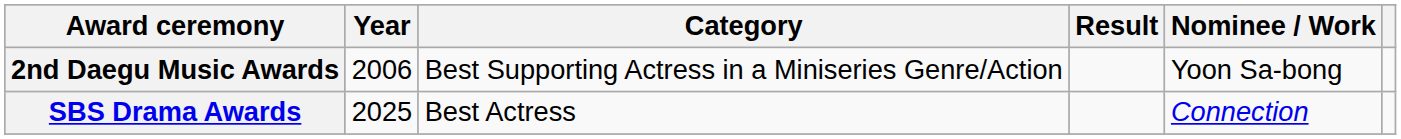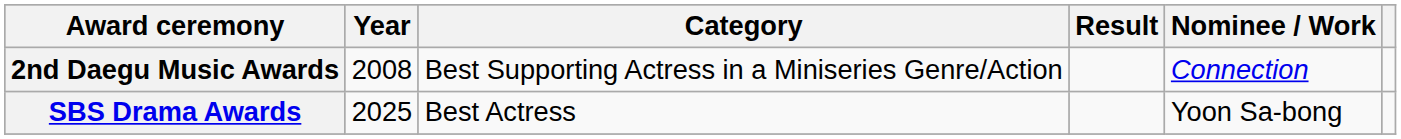(382, 69) 2006 -> (382, 69) 2008
(1257, 69) Yoon Sa-bong -> (1240, 69) Connection
(1240, 112) Connection -> (1257, 112) Yoon Sa-bong
